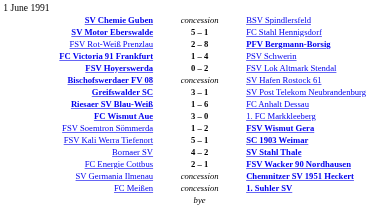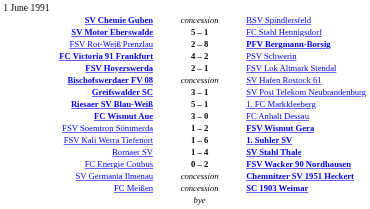(200, 56) 1 – 4 -> (200, 56) 4 – 2
(200, 68) 0 – 2 -> (200, 68) 2 – 1
(200, 104) 1 – 6 -> (200, 104) 5 – 1
(278, 104) FC Anhalt Dessau -> (281, 104) 1. FC Markkleeberg
(281, 116) 1. FC Markkleeberg -> (278, 116) FC Anhalt Dessau
(200, 140) 5 – 1 -> (200, 140) 1 – 6
(277, 140) SC 1903 Weimar -> (269, 140) 1. Suhler SV
(200, 152) 4 – 2 -> (200, 152) 1 – 4
(200, 164) 2 – 1 -> (200, 164) 0 – 2
(269, 188) 1. Suhler SV -> (277, 188) SC 1903 Weimar
